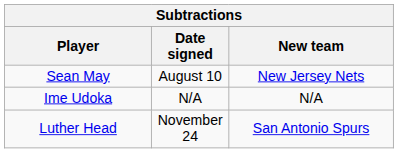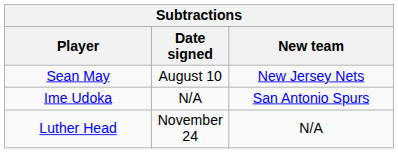(311, 98) N/A -> (311, 98) San Antonio Spurs
(311, 128) San Antonio Spurs -> (311, 128) N/A
